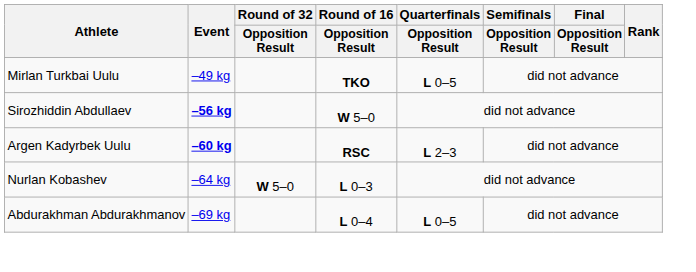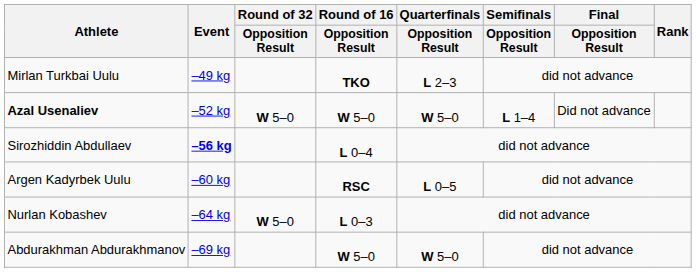(440, 83) L 0–5 -> (440, 83) L 2–3
+ row: (53, 110)
(356, 118) W 5–0 -> (356, 153) L 0–4
(212, 145) bold -> (211, 180) normal
(440, 153) L 2–3 -> (440, 187) L 0–5
(356, 222) L 0–4 -> (356, 257) W 5–0
(440, 222) L 0–5 -> (440, 257) W 5–0
